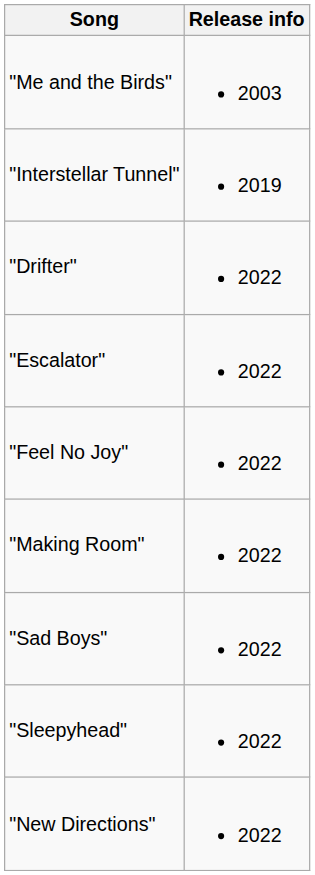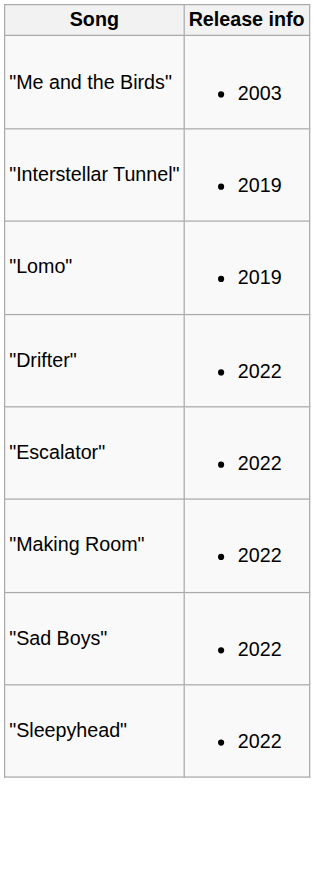+ row: (41, 267)
- row: (69, 452)
- row: (82, 823)
